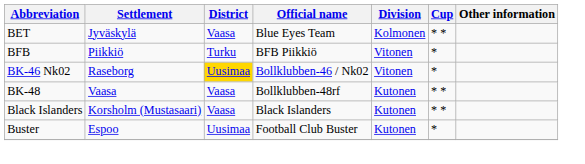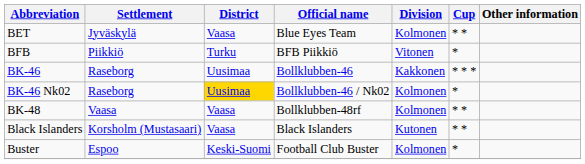+ row: (24, 71)
(393, 71) Vitonen -> (421, 91) Kolmonen
(395, 91) Kutonen -> (421, 110) Kolmonen
(228, 129) Uusimaa -> (239, 149) Keski-Suomi
(395, 129) Kutonen -> (421, 149) Kolmonen
